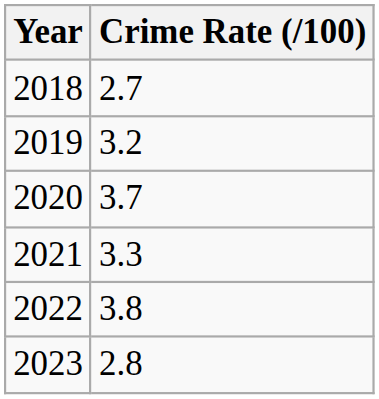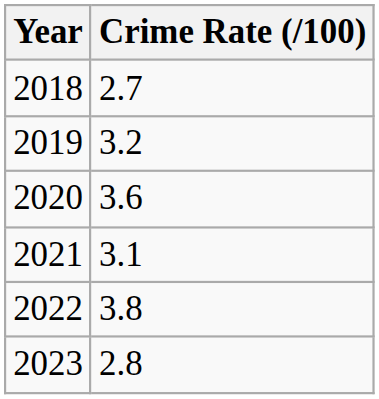(121, 198) 3.7 -> (121, 198) 3.6
(121, 253) 3.3 -> (121, 253) 3.1
